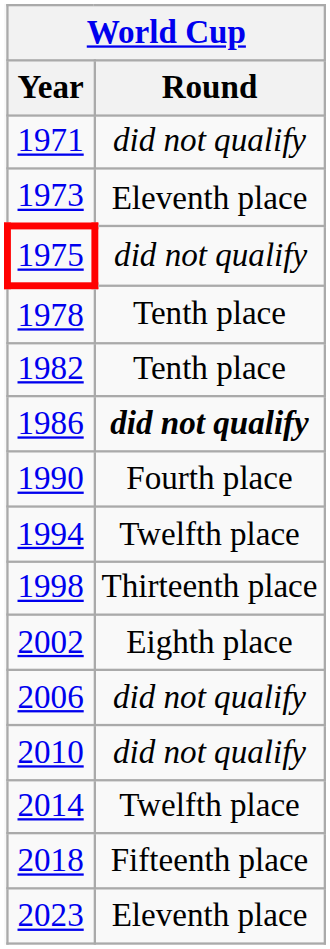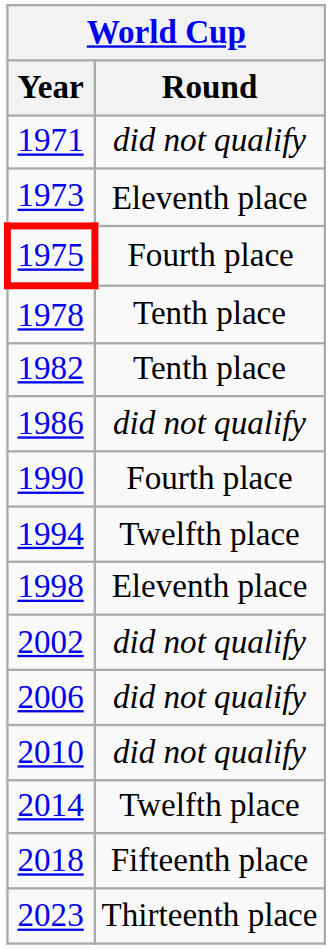(211, 255) did not qualify -> (211, 255) Fourth place
(210, 423) bold -> (210, 423) normal
(210, 587) Thirteenth place -> (210, 587) Eleventh place
(210, 642) Eighth place -> (210, 642) did not qualify
(210, 915) Eleventh place -> (210, 915) Thirteenth place
